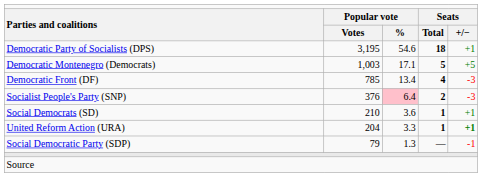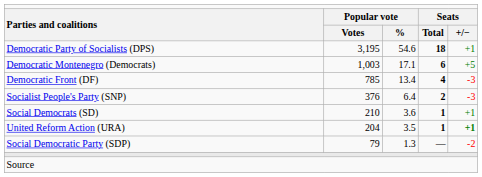(443, 64) 5 -> (443, 64) 6
(410, 96) pink background -> (410, 96) no background
(410, 128) 3.3 -> (410, 128) 3.5
(471, 143) -1 -> (471, 143) -2
